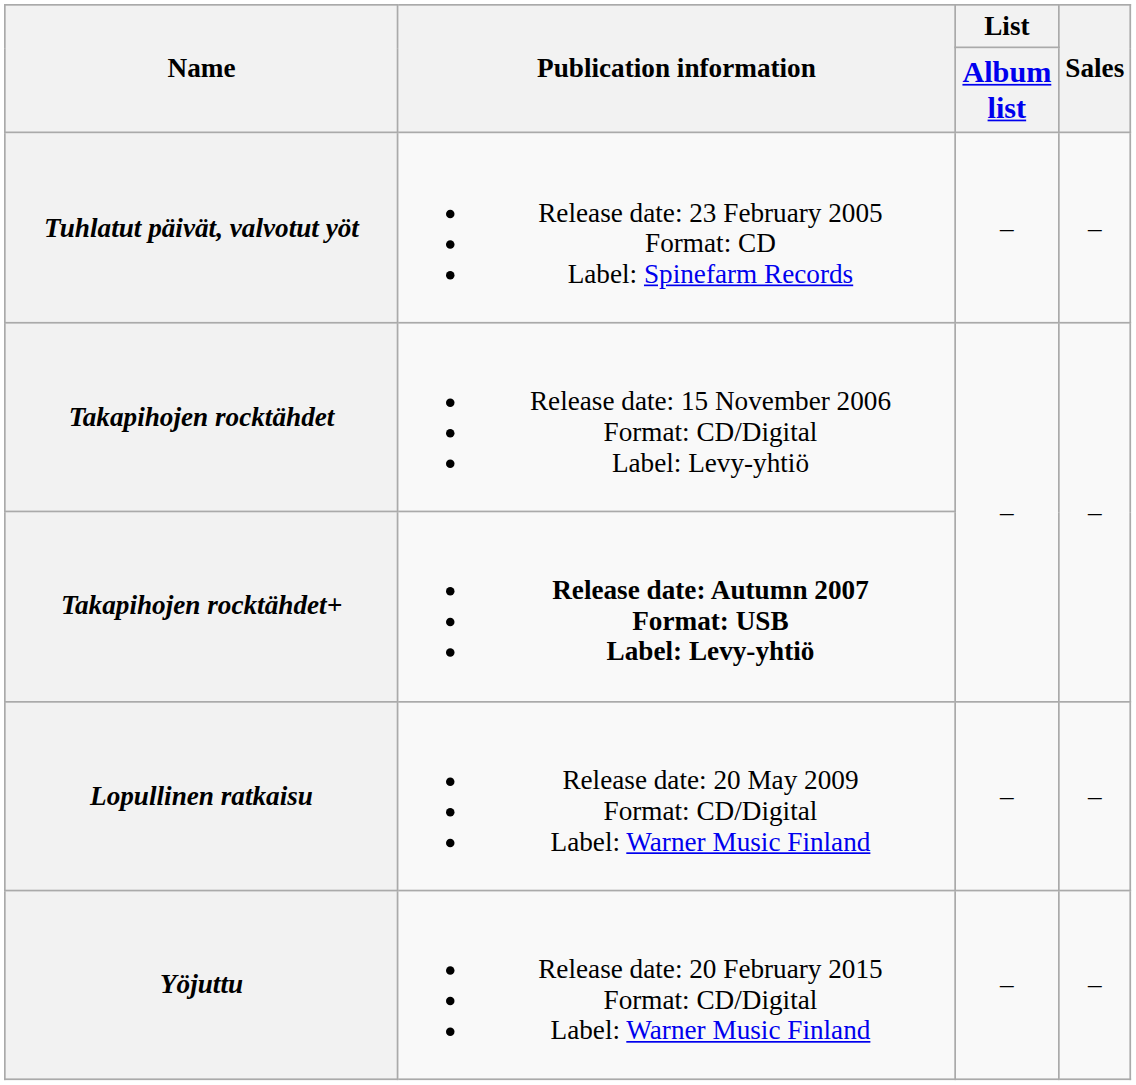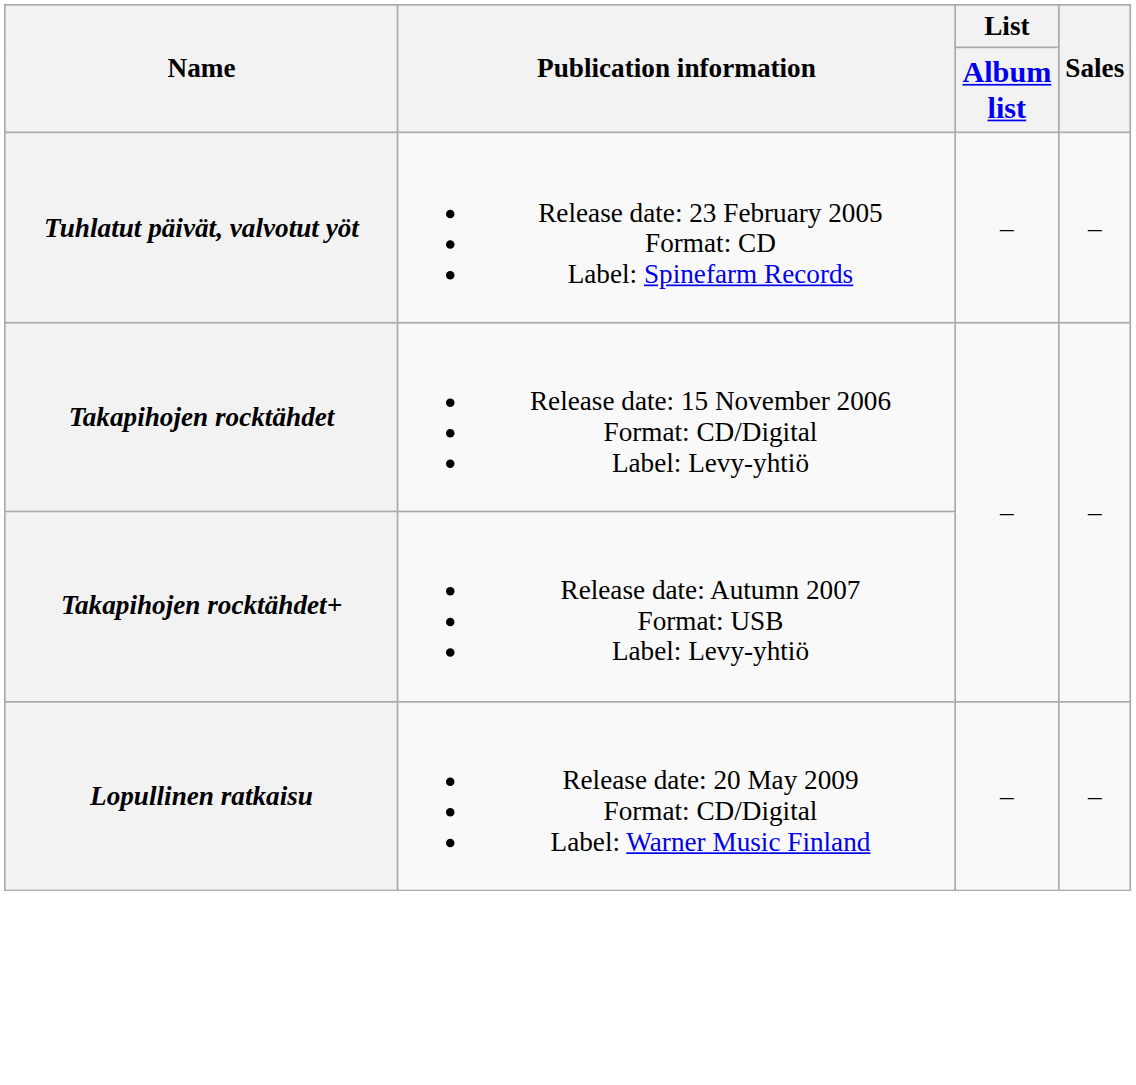(676, 622) bold -> (676, 622) normal
- row: (202, 984)
